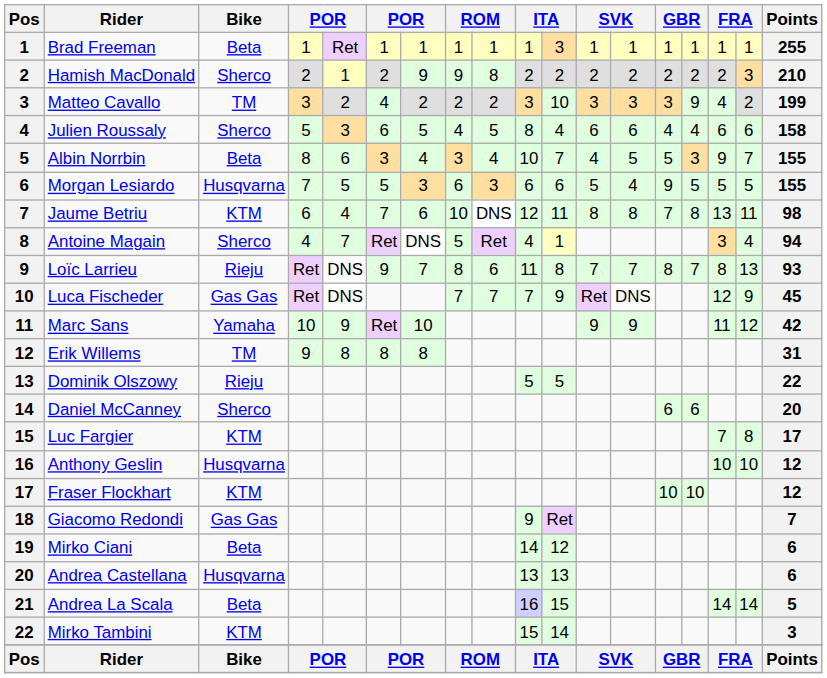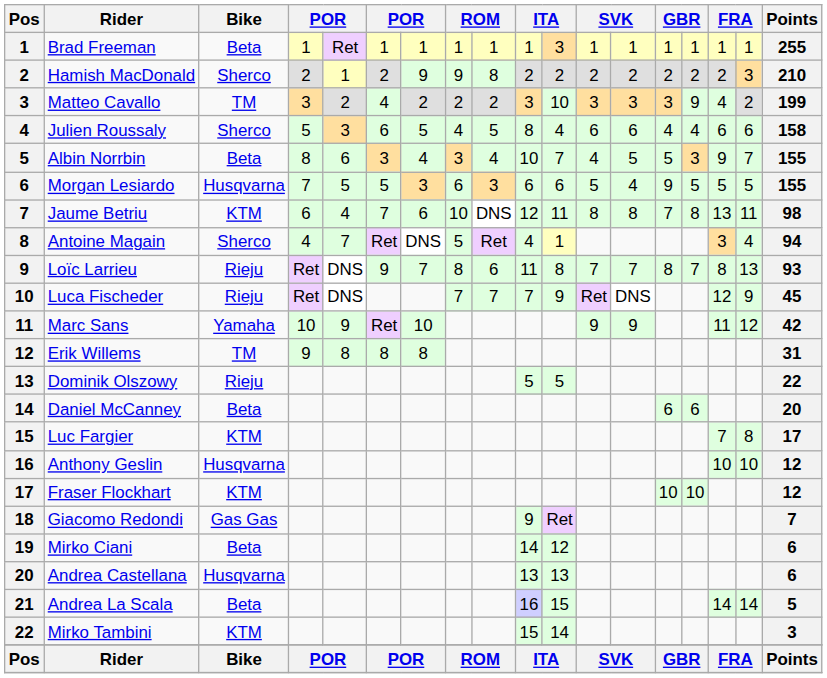(244, 297) Gas Gas -> (244, 297) Rieju
(244, 408) Sherco -> (244, 408) Beta
